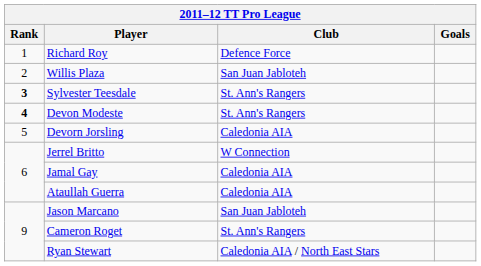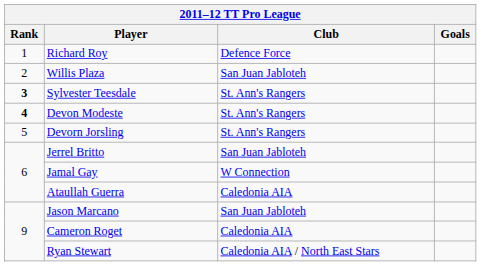(256, 133) Caledonia AIA -> (263, 133) St. Ann's Rangers
(255, 152) W Connection -> (263, 152) San Juan Jabloteh
(256, 172) Caledonia AIA -> (255, 172) W Connection
(263, 231) St. Ann's Rangers -> (256, 231) Caledonia AIA
